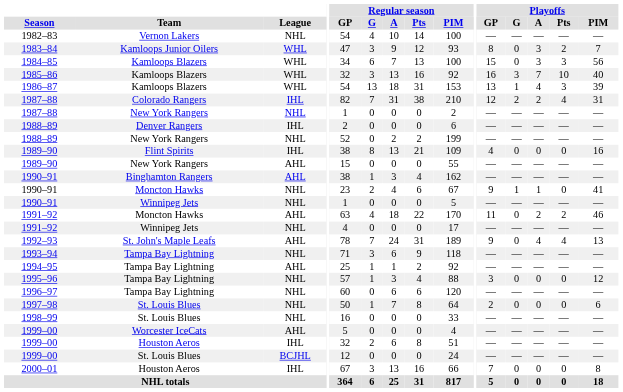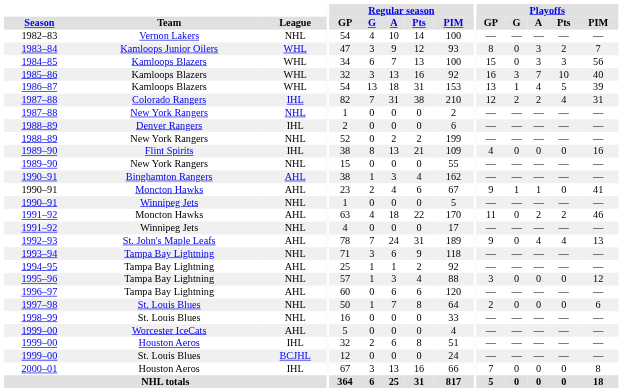(564, 87) 3 -> (564, 87) 5
(295, 164) AHL -> (295, 164) NHL
(295, 189) NHL -> (295, 189) AHL
(295, 292) NHL -> (295, 292) AHL
